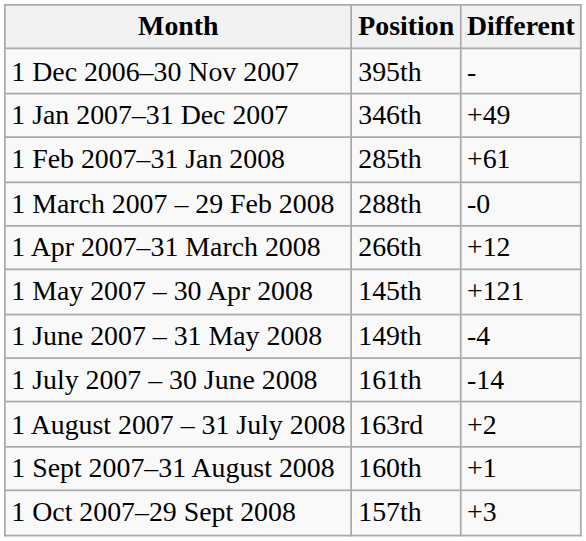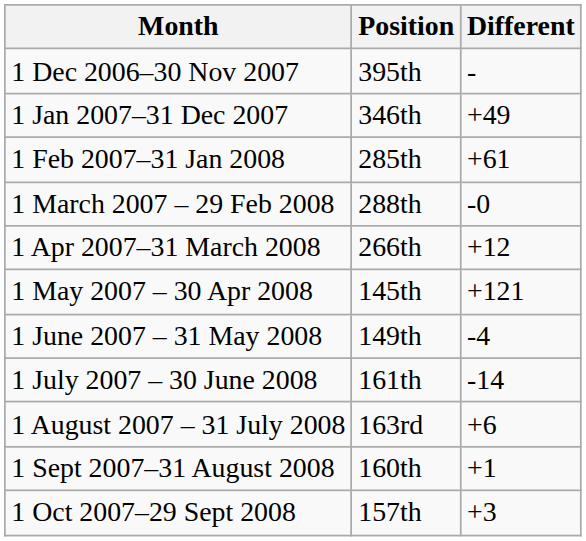(482, 423) +2 -> (482, 423) +6
